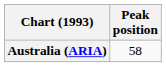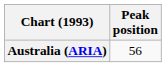(135, 51) 58 -> (135, 51) 56
